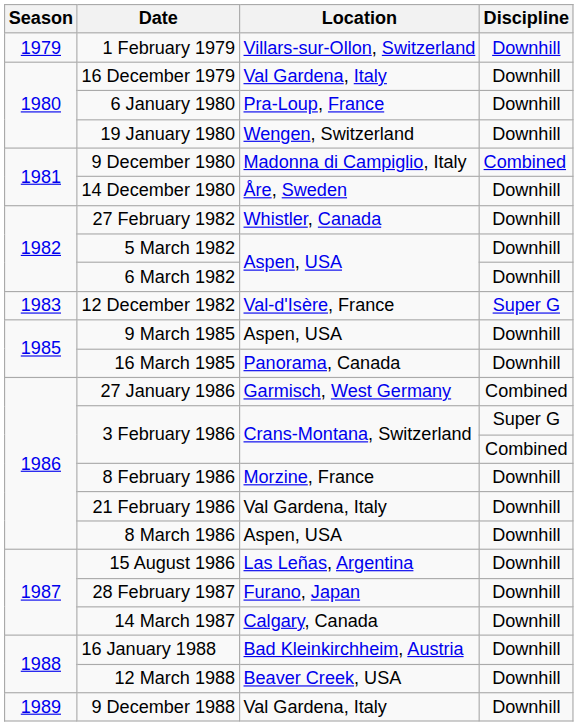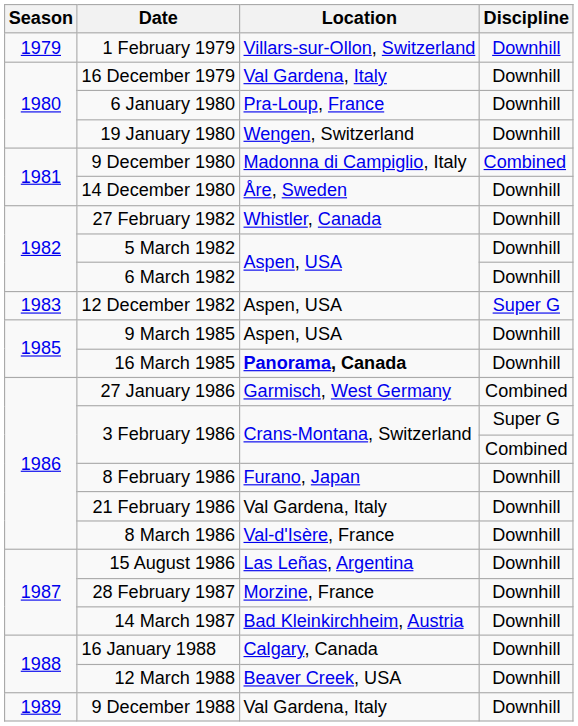(319, 305) Val-d'Isère, France -> (293, 305) Aspen, USA
(322, 362) normal -> (325, 362) bold
(309, 477) Morzine, France -> (302, 477) Furano, Japan
(293, 534) Aspen, USA -> (319, 534) Val-d'Isère, France
(302, 592) Furano, Japan -> (309, 592) Morzine, France
(311, 620) Calgary, Canada -> (354, 620) Bad Kleinkirchheim, Austria
(354, 649) Bad Kleinkirchheim, Austria -> (311, 649) Calgary, Canada
